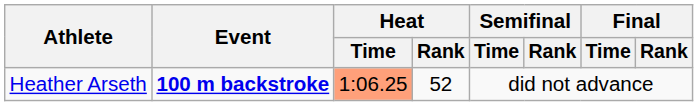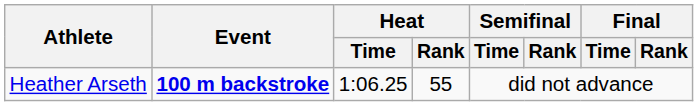(373, 85) lightsalmon background -> (373, 85) no background
(441, 85) 52 -> (441, 85) 55
